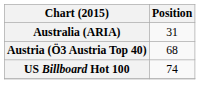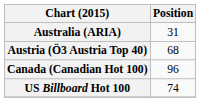+ row: (77, 69)
